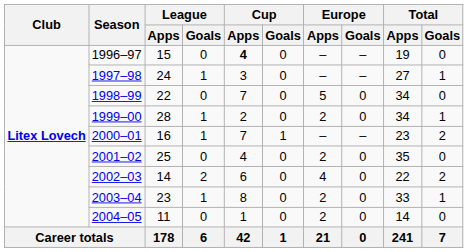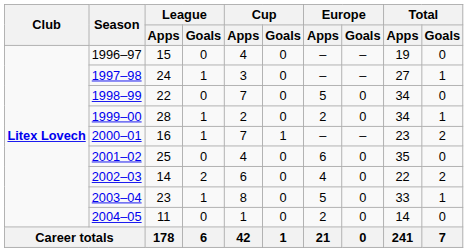(243, 55) bold -> (243, 55) normal
(323, 157) 2 -> (323, 157) 6
(323, 197) 2 -> (323, 197) 5
